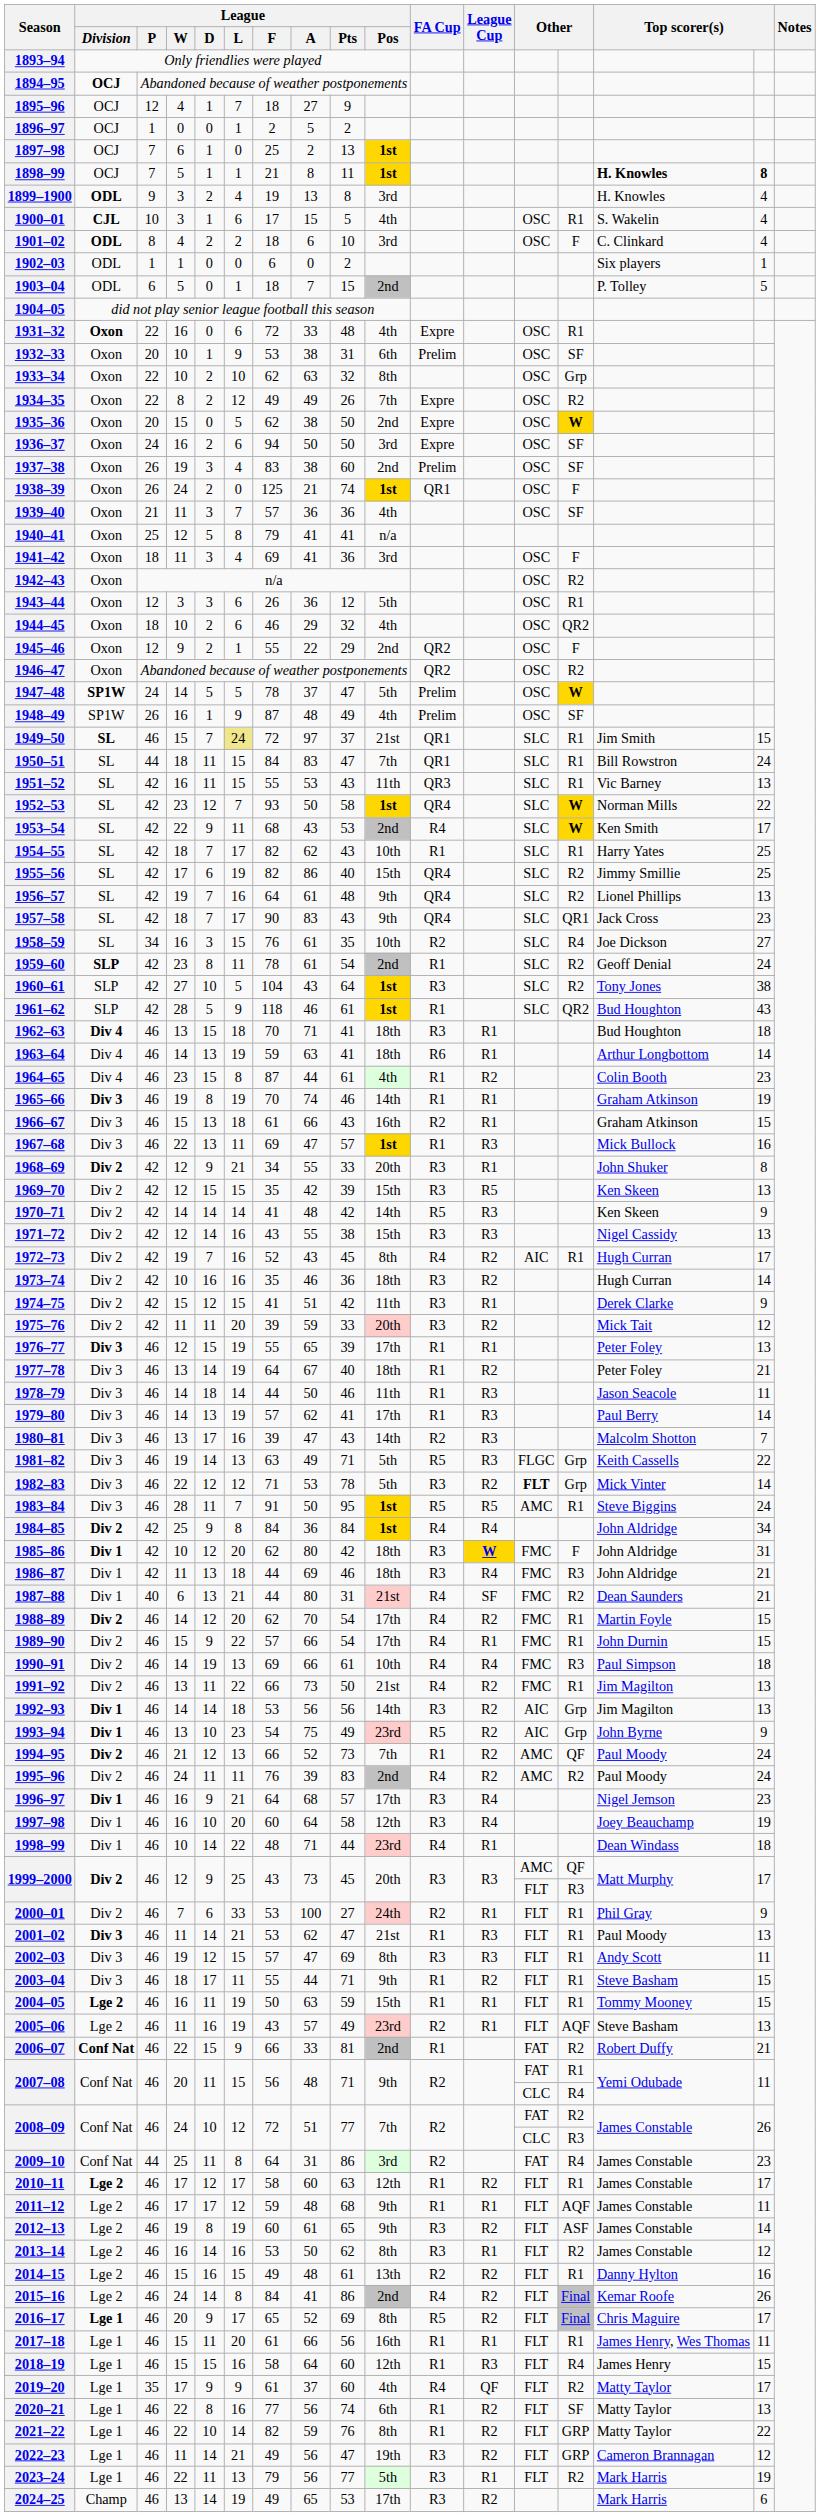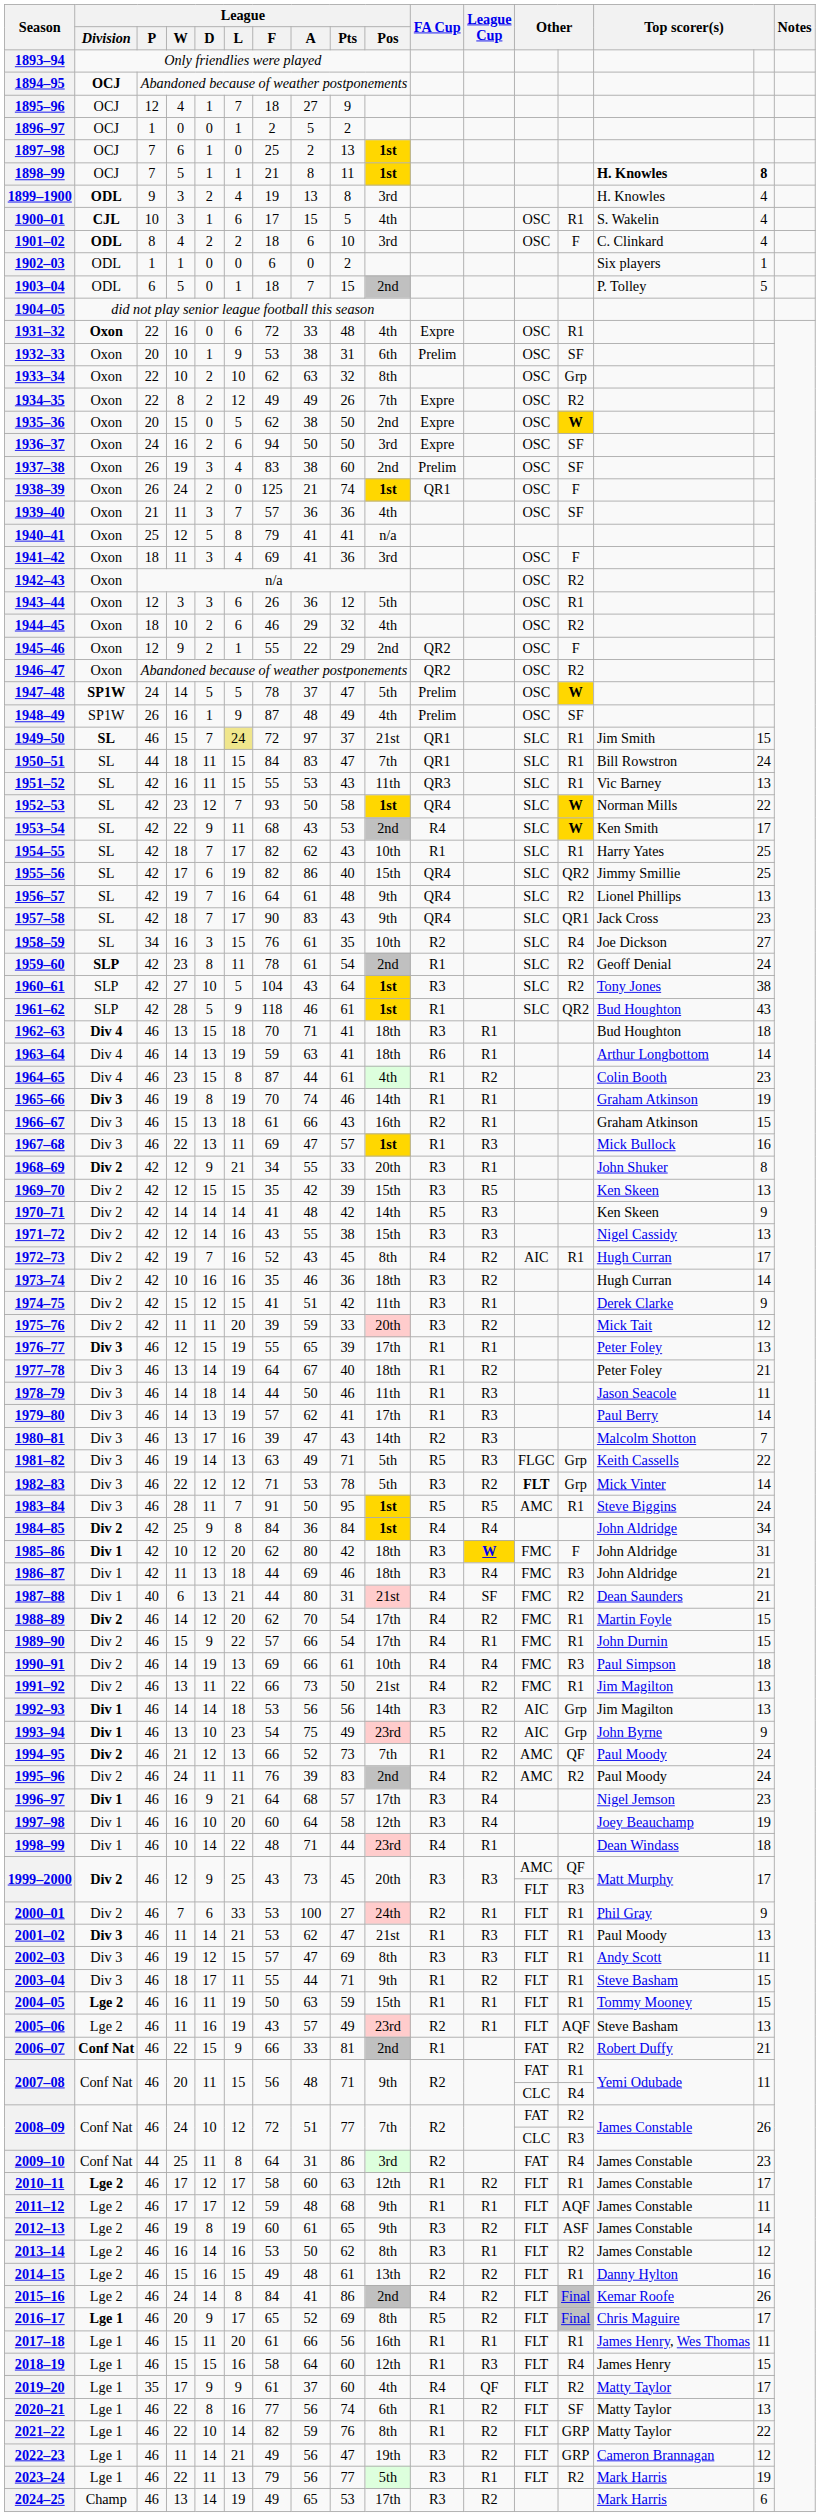(576, 625) QR2 -> (576, 625) R2
(576, 873) R2 -> (576, 873) QR2
